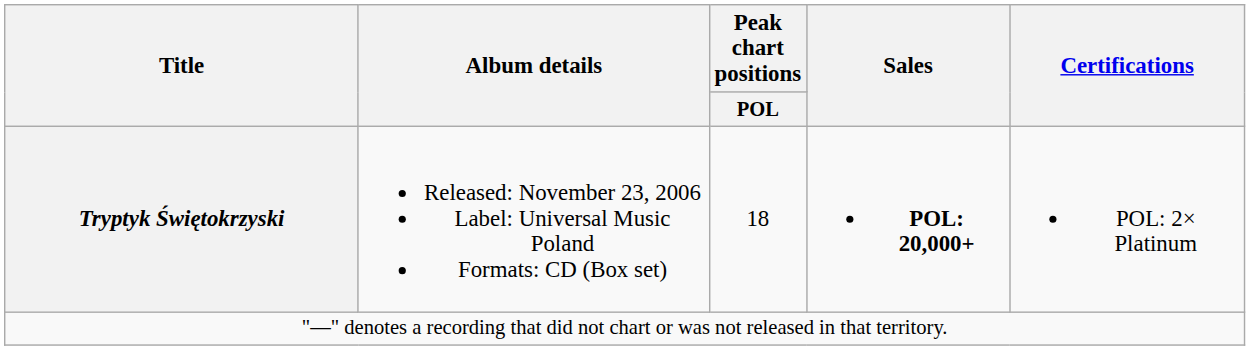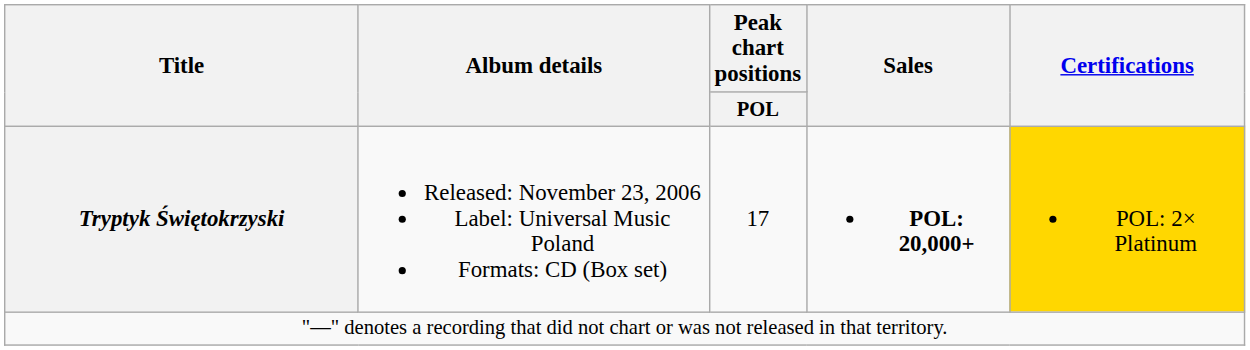(758, 218) 18 -> (758, 218) 17
(1127, 232) no background -> (1127, 232) gold background
